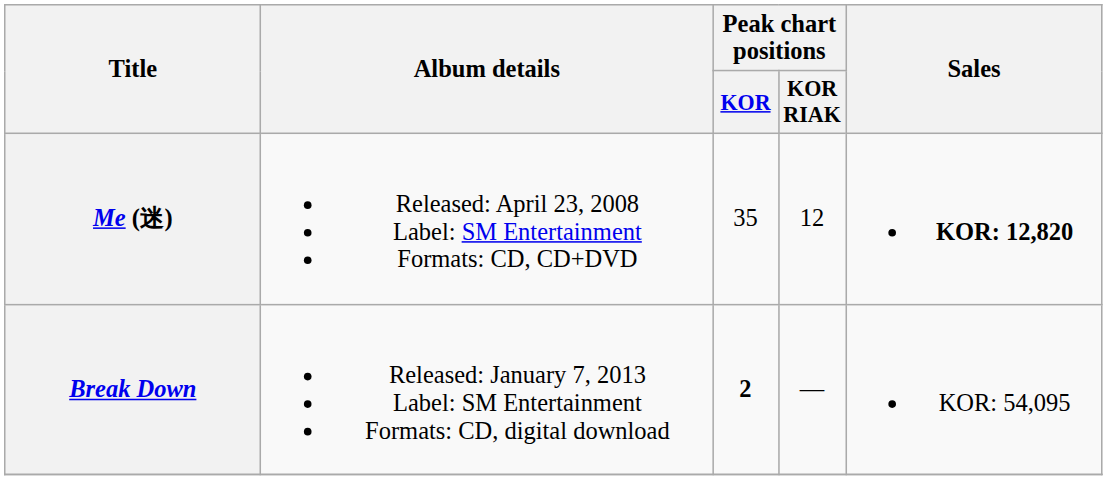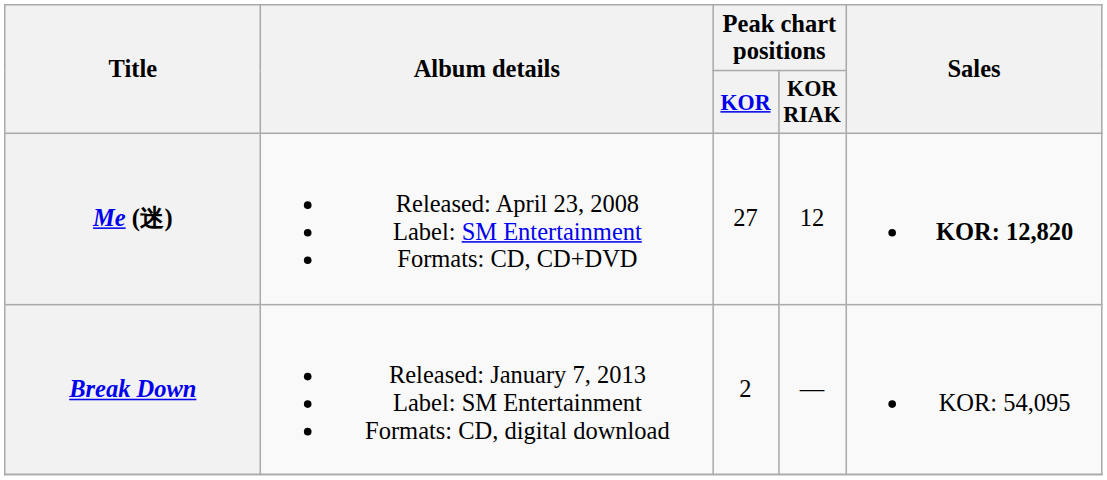(745, 218) 35 -> (745, 218) 27
(745, 388) bold -> (745, 388) normal
